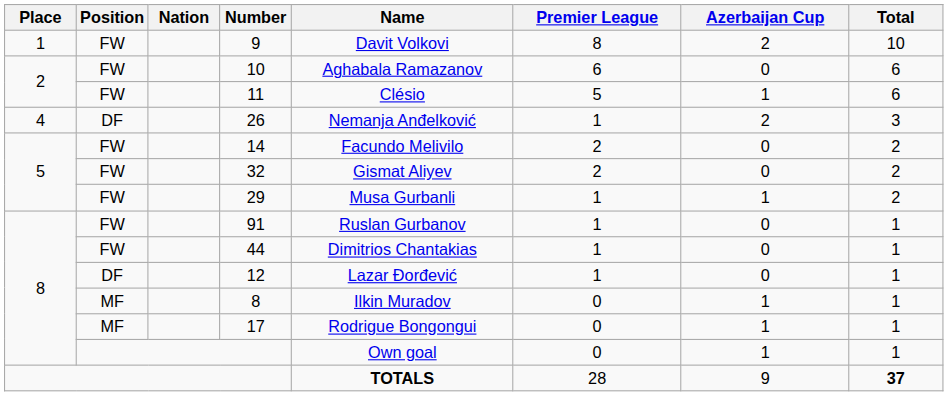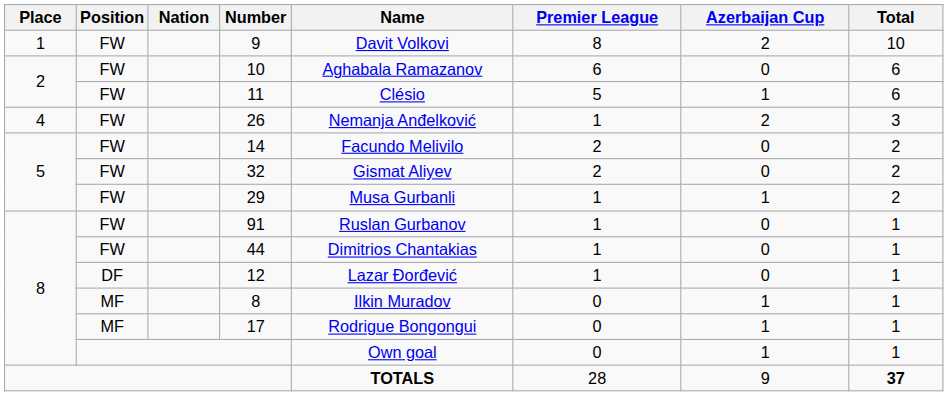(112, 121) DF -> (112, 121) FW
